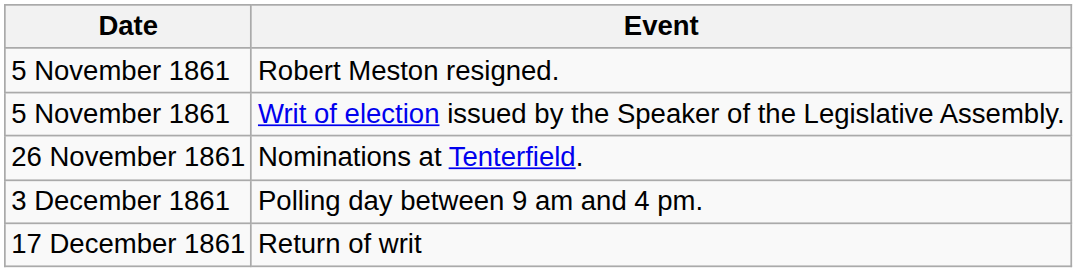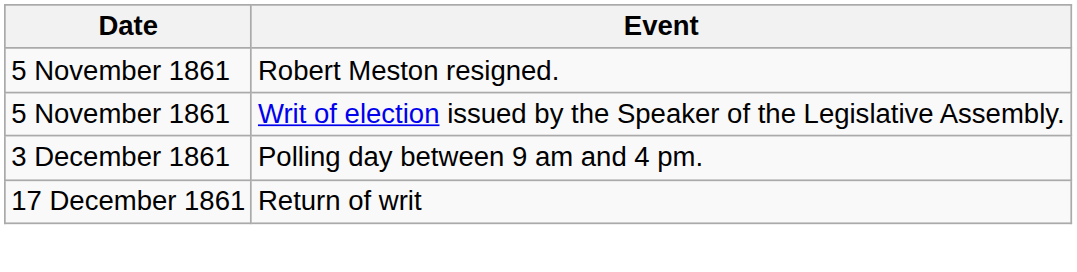- row: (421, 157)
